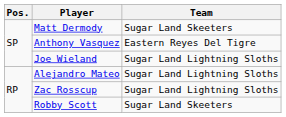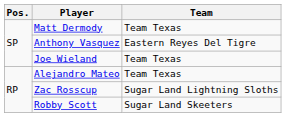(179, 28) Sugar Land Skeeters -> (153, 28) Team Texas
(201, 58) Sugar Land Lightning Sloths -> (153, 58) Team Texas
(201, 74) Sugar Land Lightning Sloths -> (153, 74) Team Texas
